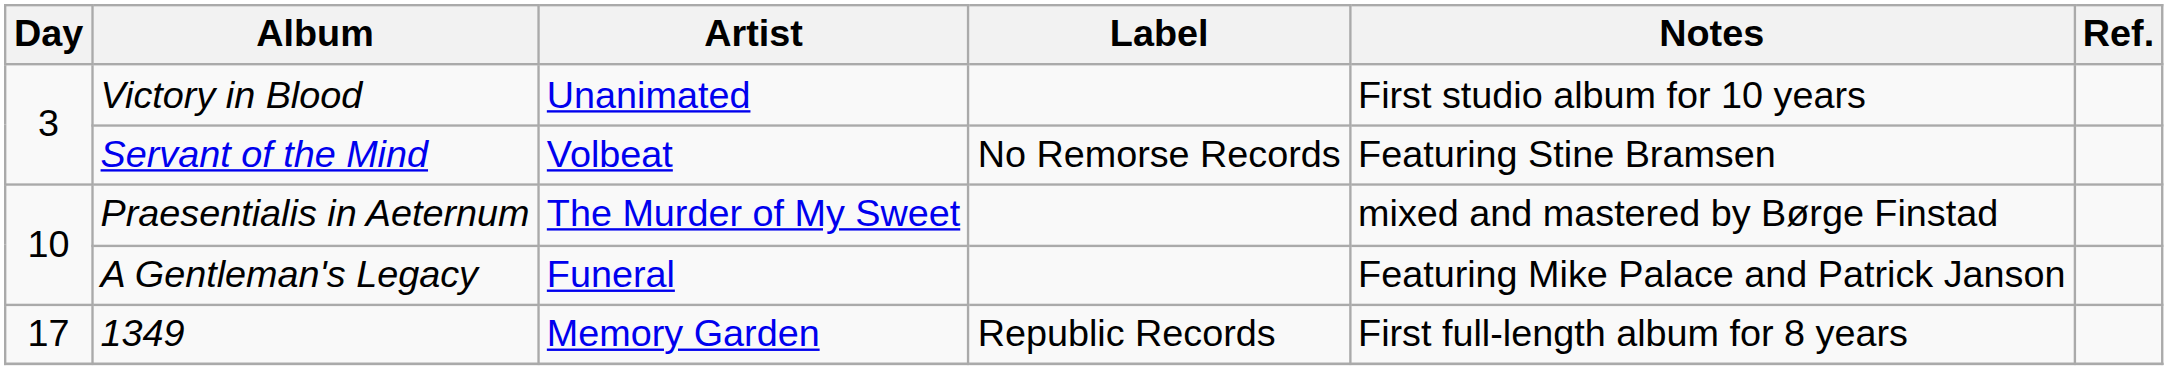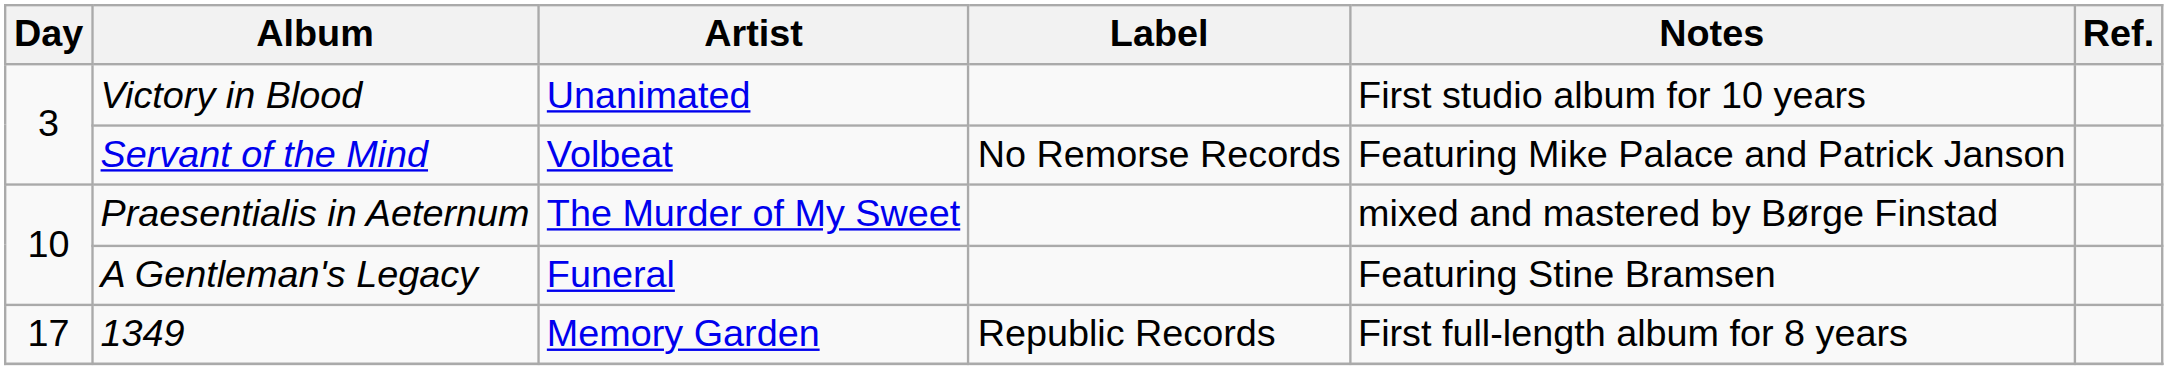(1567, 154) Featuring Stine Bramsen -> (1712, 154) Featuring Mike Palace and Patrick Janson
(1712, 273) Featuring Mike Palace and Patrick Janson -> (1567, 273) Featuring Stine Bramsen
